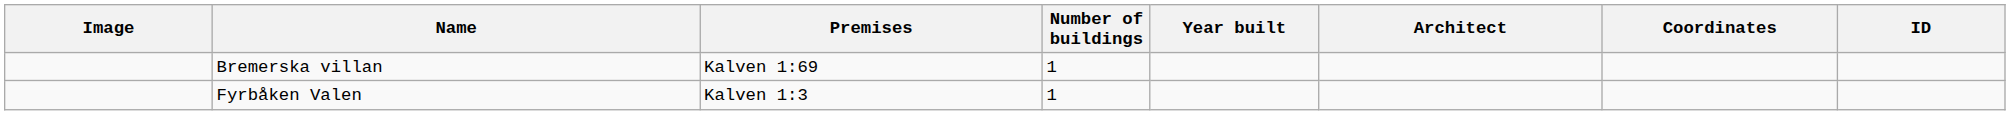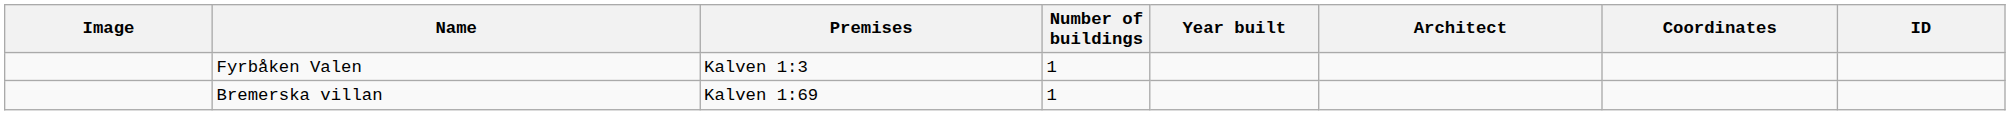rows swapped: (300, 67) <-> (289, 95)
